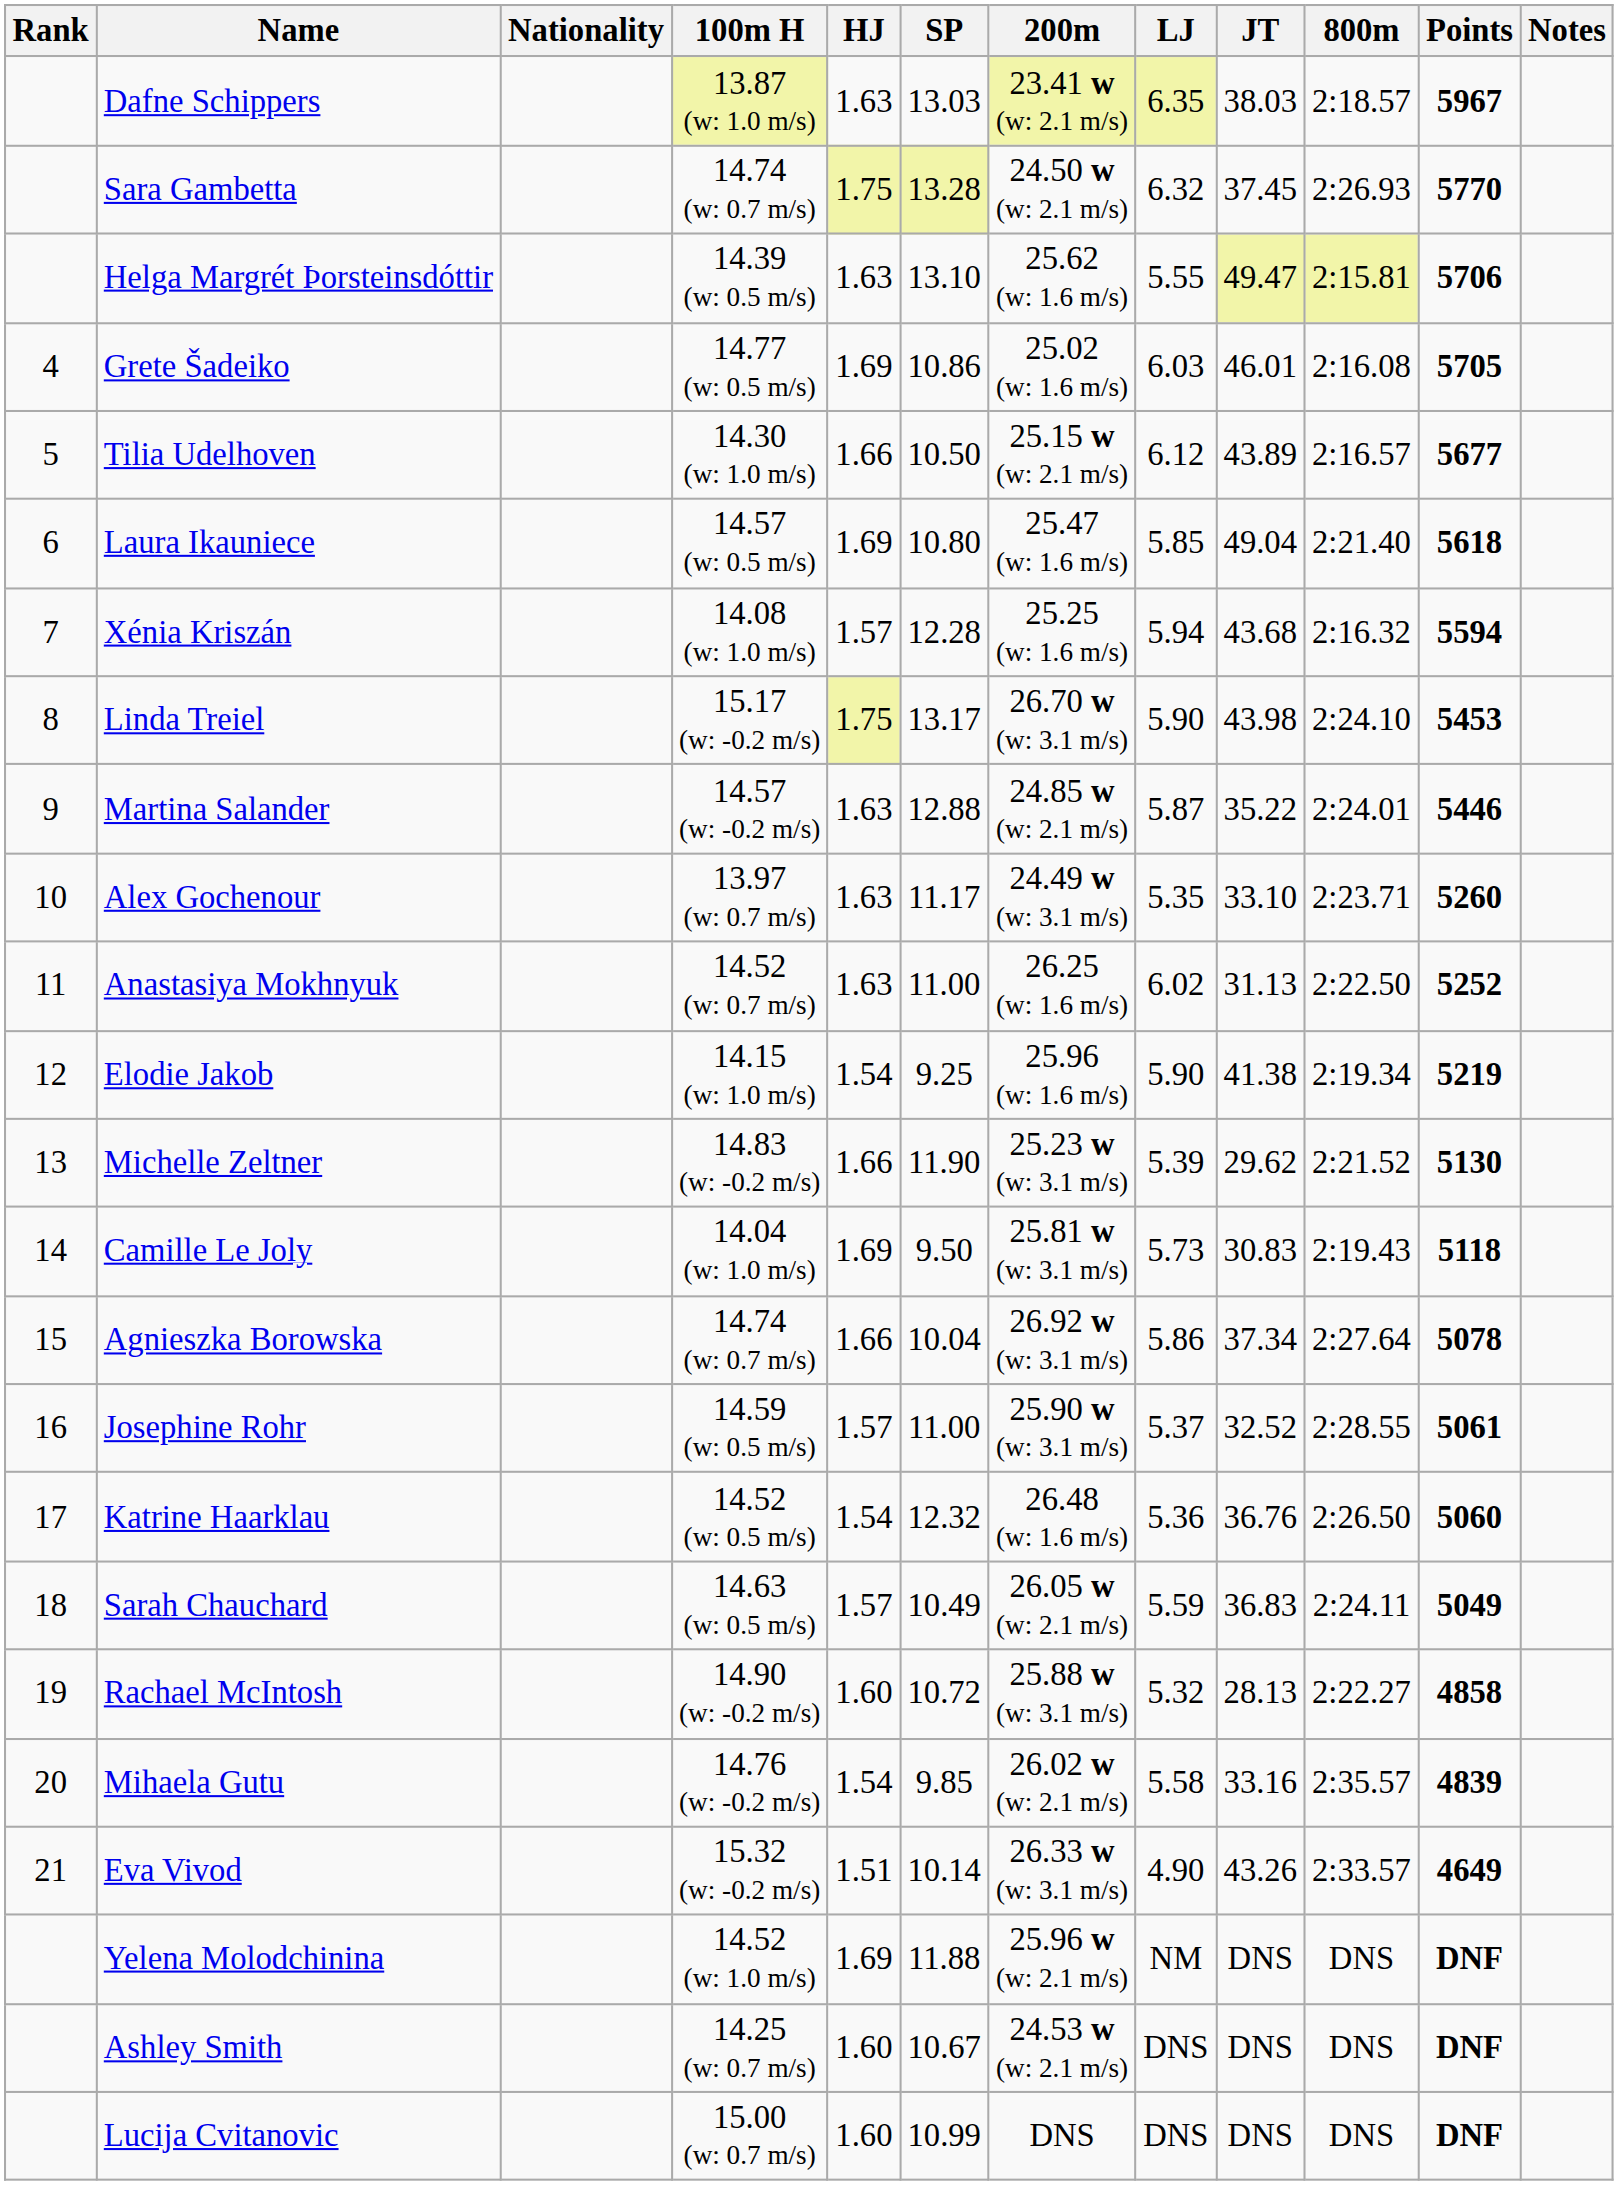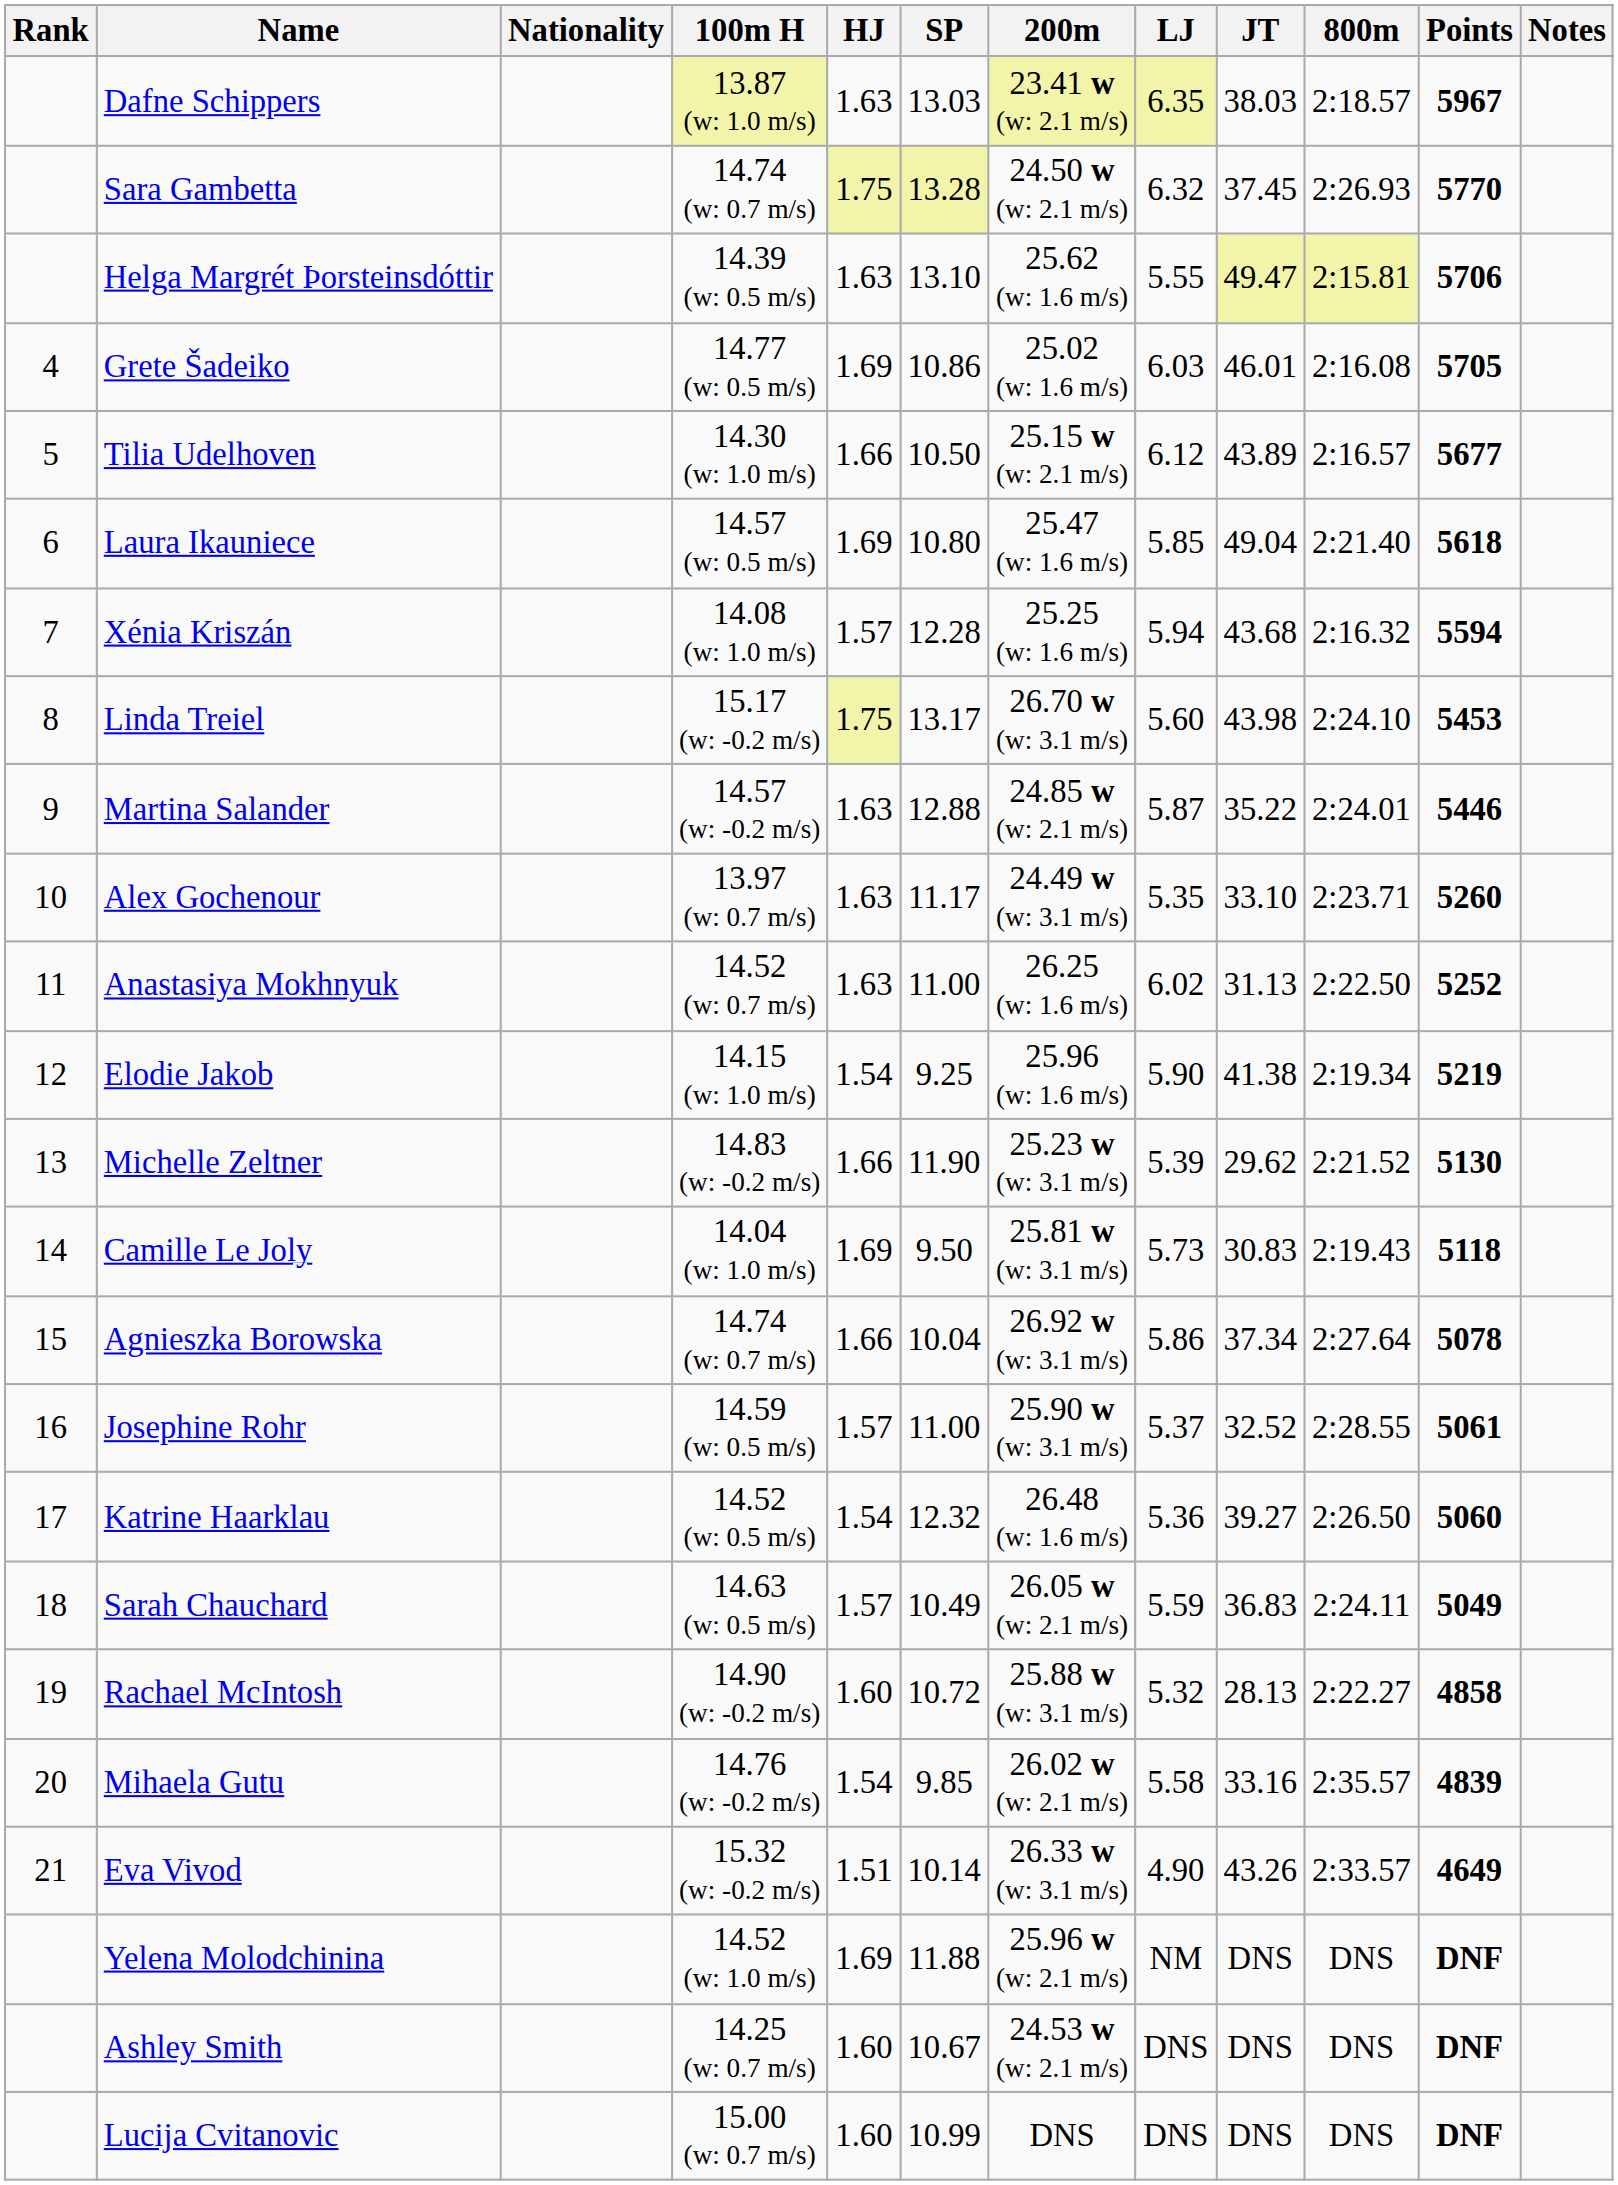(1176, 719) 5.90 -> (1176, 719) 5.60
(1260, 1516) 36.76 -> (1260, 1516) 39.27
